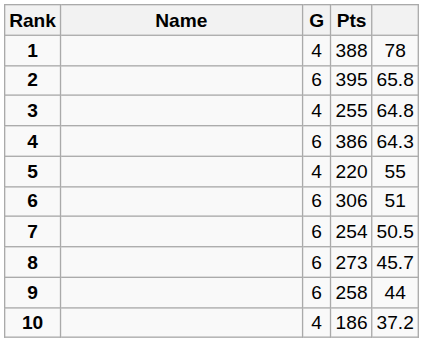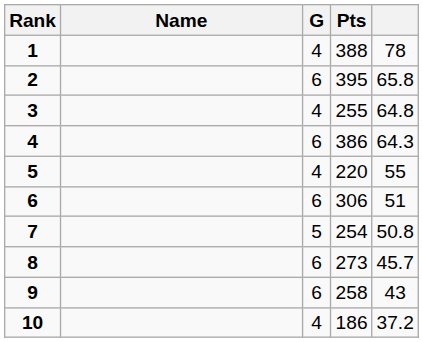(317, 232) 6 -> (317, 232) 5
(395, 232) 50.5 -> (395, 232) 50.8
(395, 293) 44 -> (395, 293) 43
